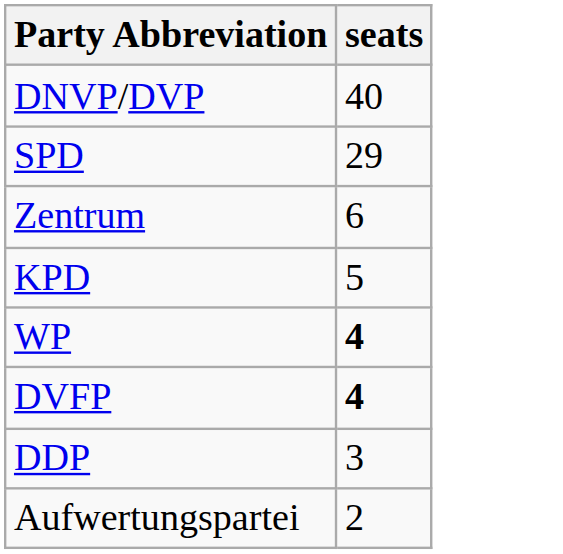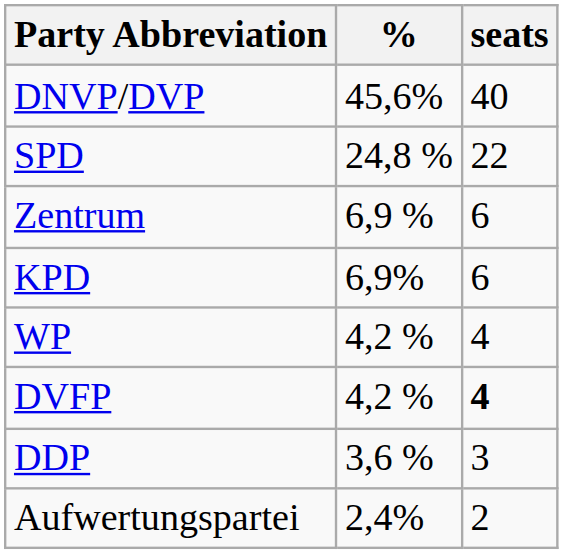+ column: (399, 34)
(364, 155) 29 -> (489, 155) 22
(354, 276) 5 -> (480, 276) 6
(354, 336) bold -> (480, 336) normal
